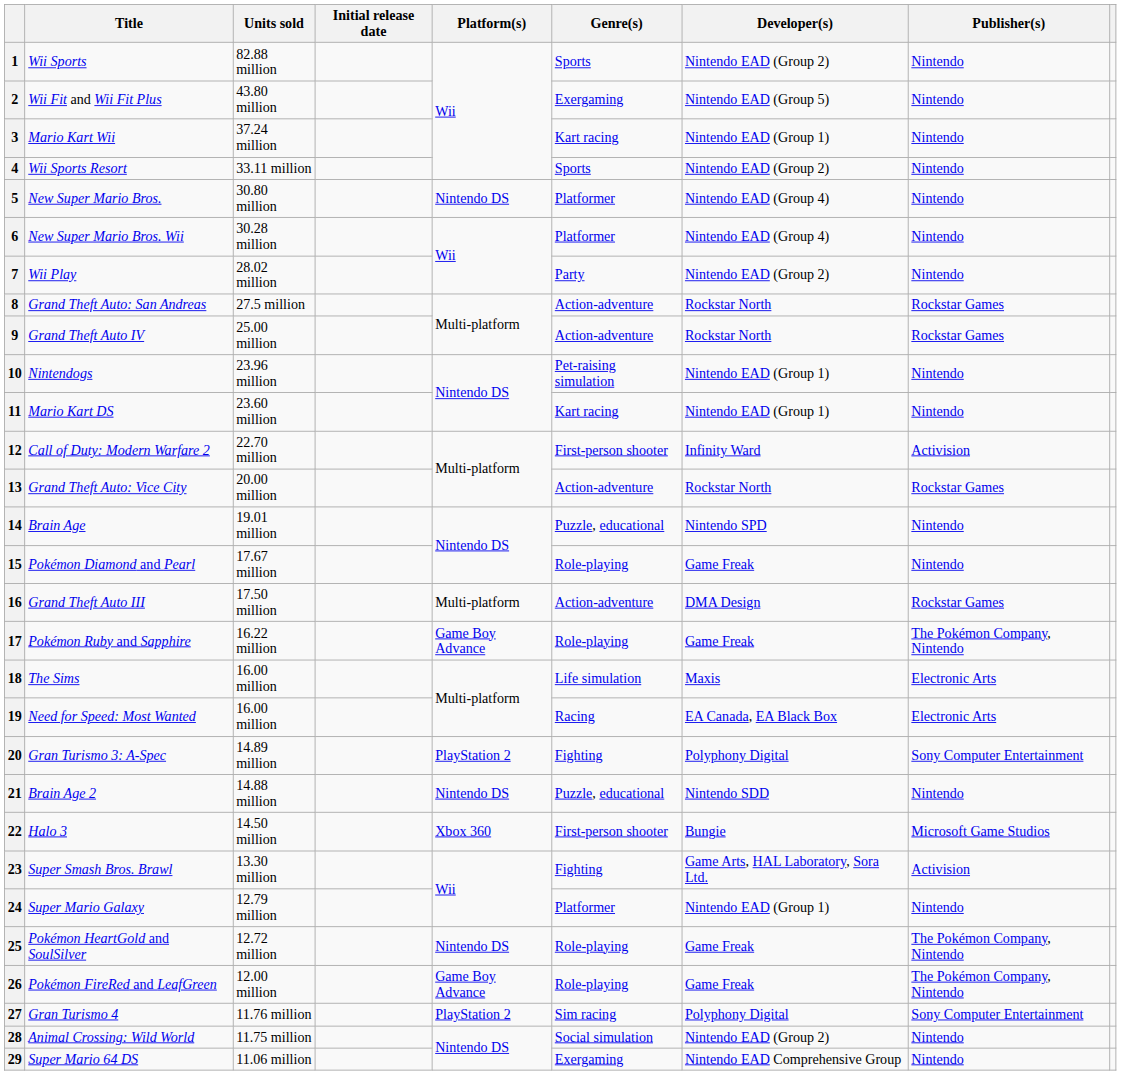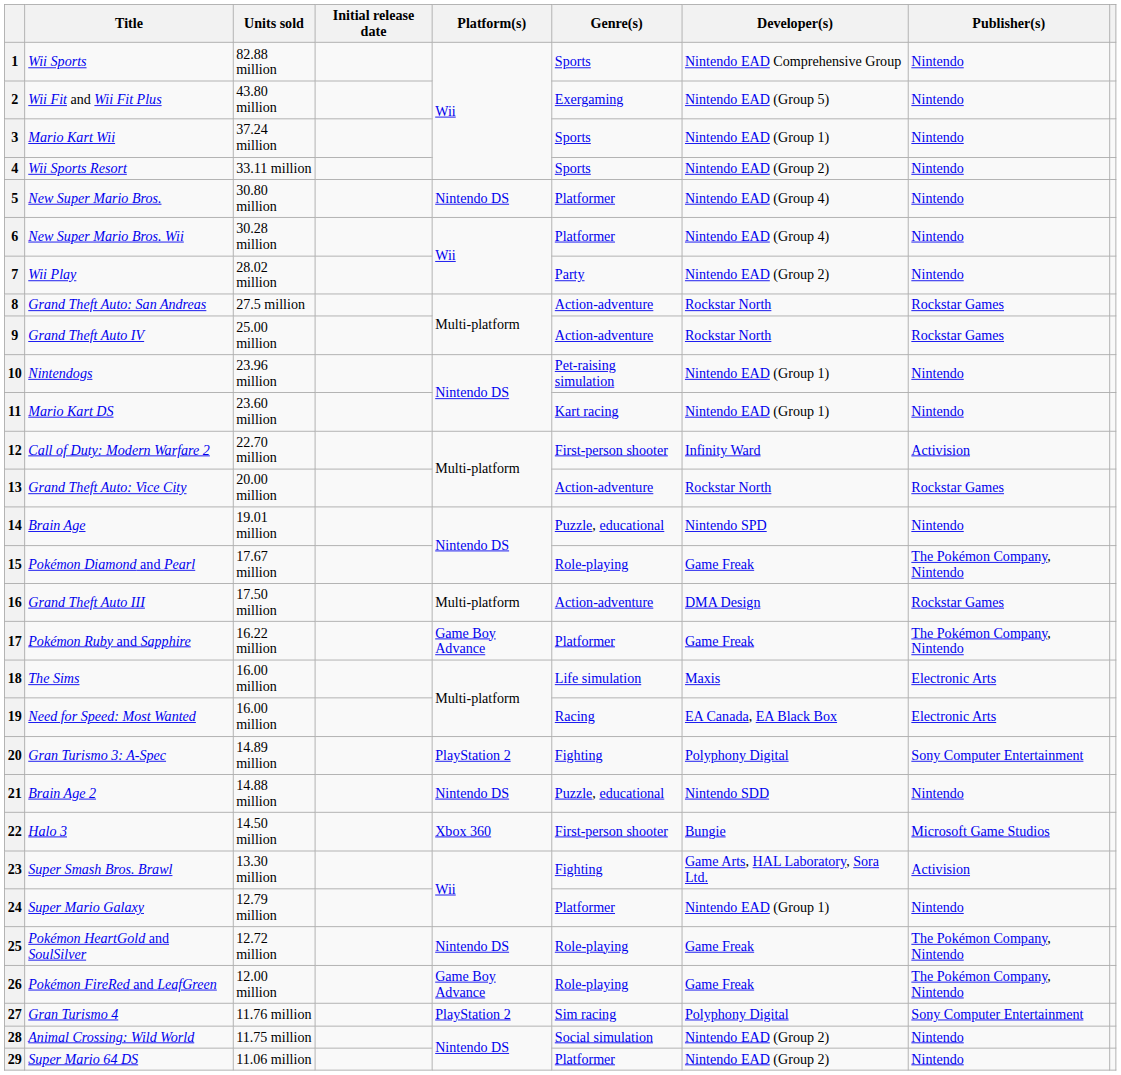(757, 61) Nintendo EAD (Group 2) -> (793, 61) Nintendo EAD Comprehensive Group
(587, 138) Kart racing -> (573, 138) Sports
(938, 564) Nintendo -> (981, 564) The Pokémon Company, Nintendo
(592, 640) Role-playing -> (585, 640) Platformer
(589, 1059) Exergaming -> (585, 1059) Platformer
(793, 1059) Nintendo EAD Comprehensive Group -> (757, 1059) Nintendo EAD (Group 2)
